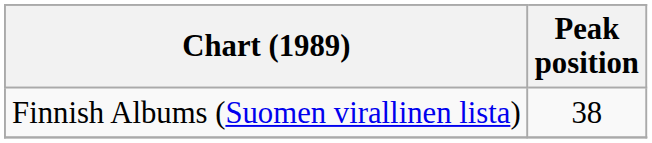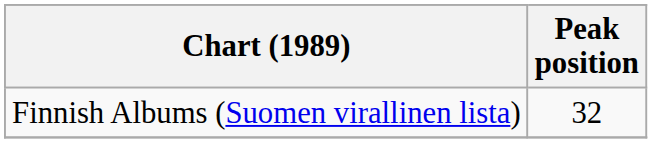(587, 112) 38 -> (587, 112) 32
